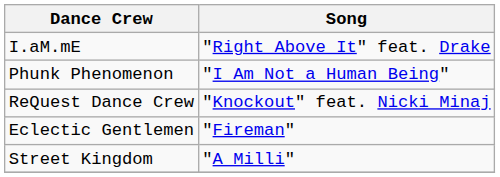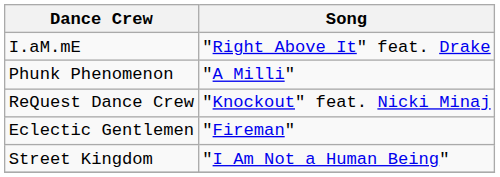(326, 75) "I Am Not a Human Being" -> (249, 75) "A Milli"
(249, 158) "A Milli" -> (326, 158) "I Am Not a Human Being"
